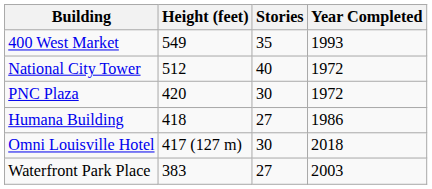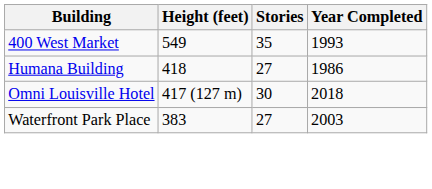- row: (74, 68)
- row: (43, 94)
